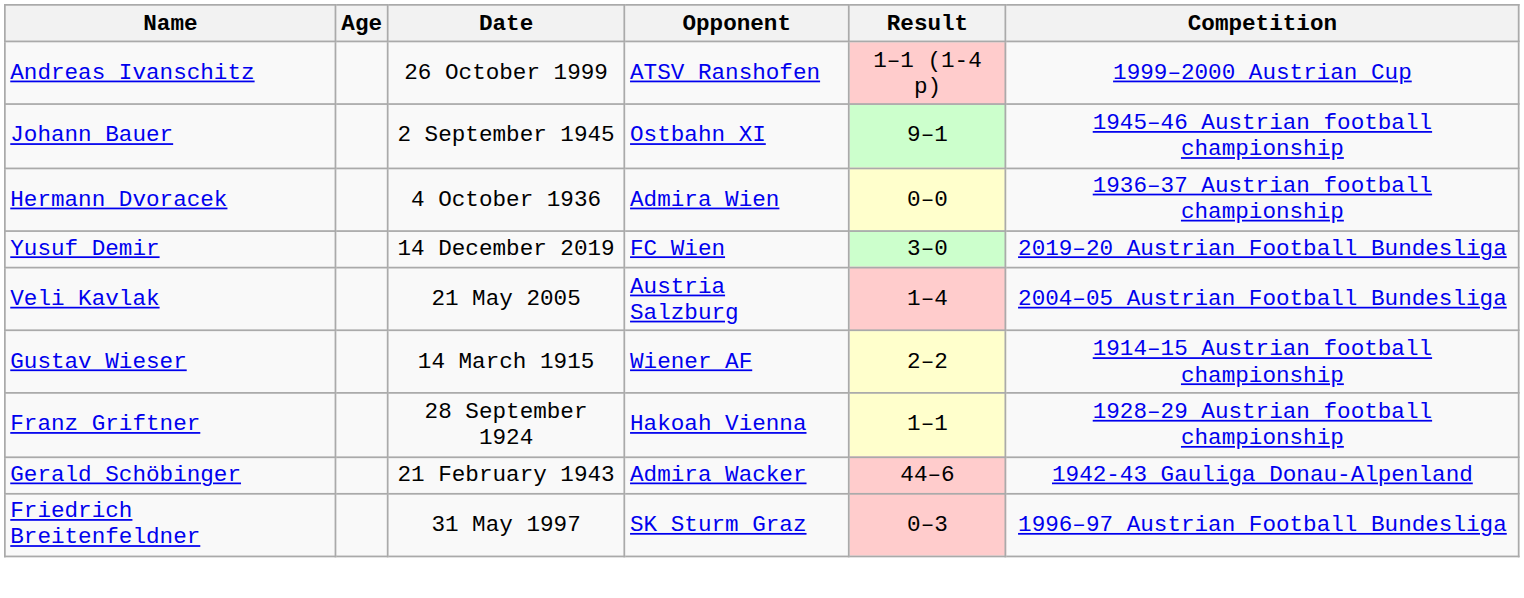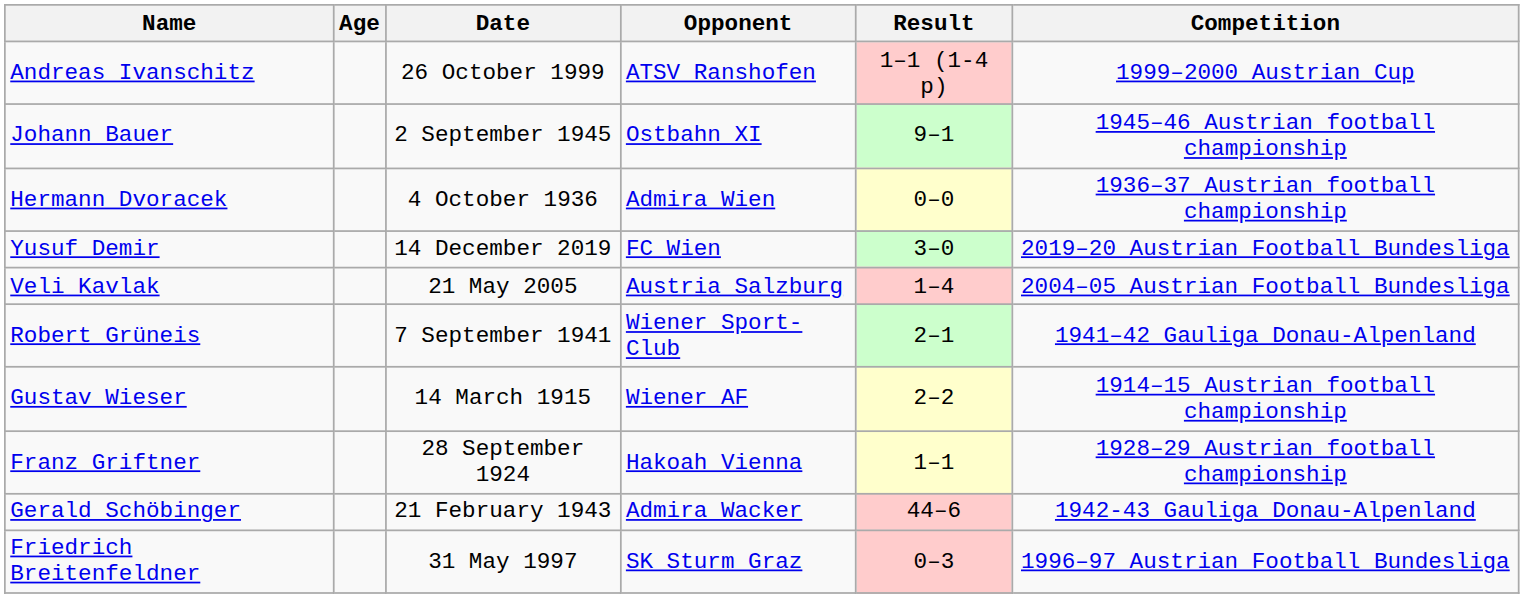+ row: (105, 336)
